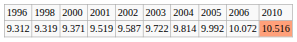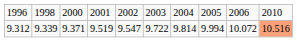(46, 28) 9.319 -> (46, 28) 9.339
(129, 28) 9.587 -> (129, 28) 9.547
(213, 28) 9.992 -> (213, 28) 9.994
